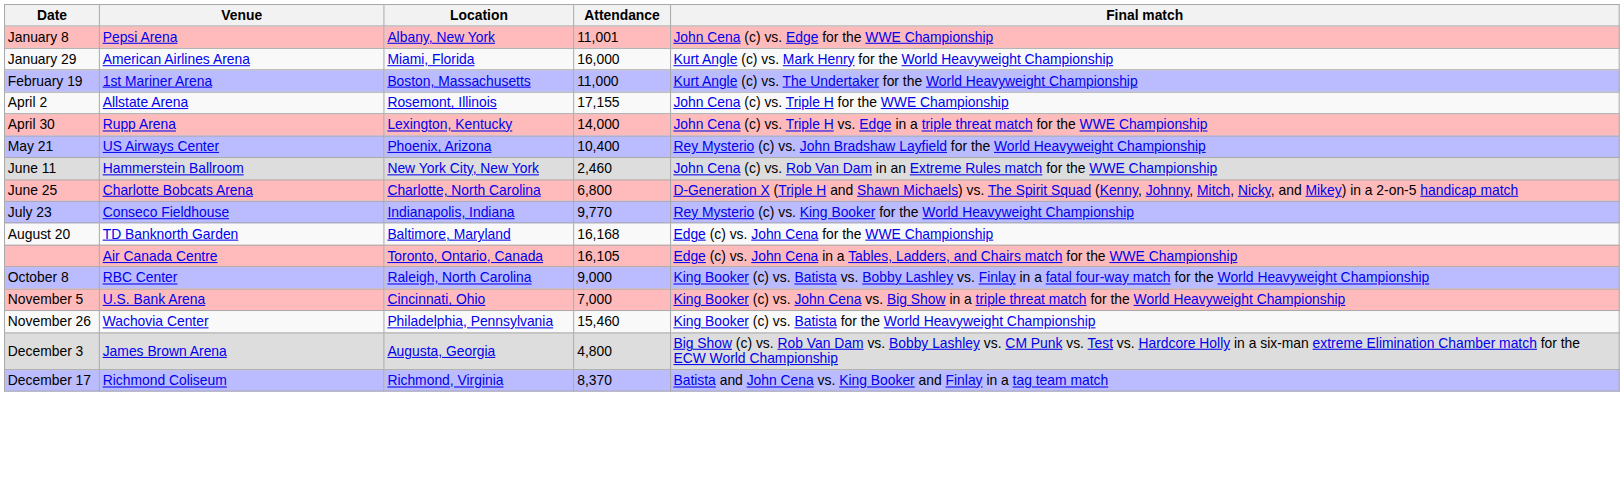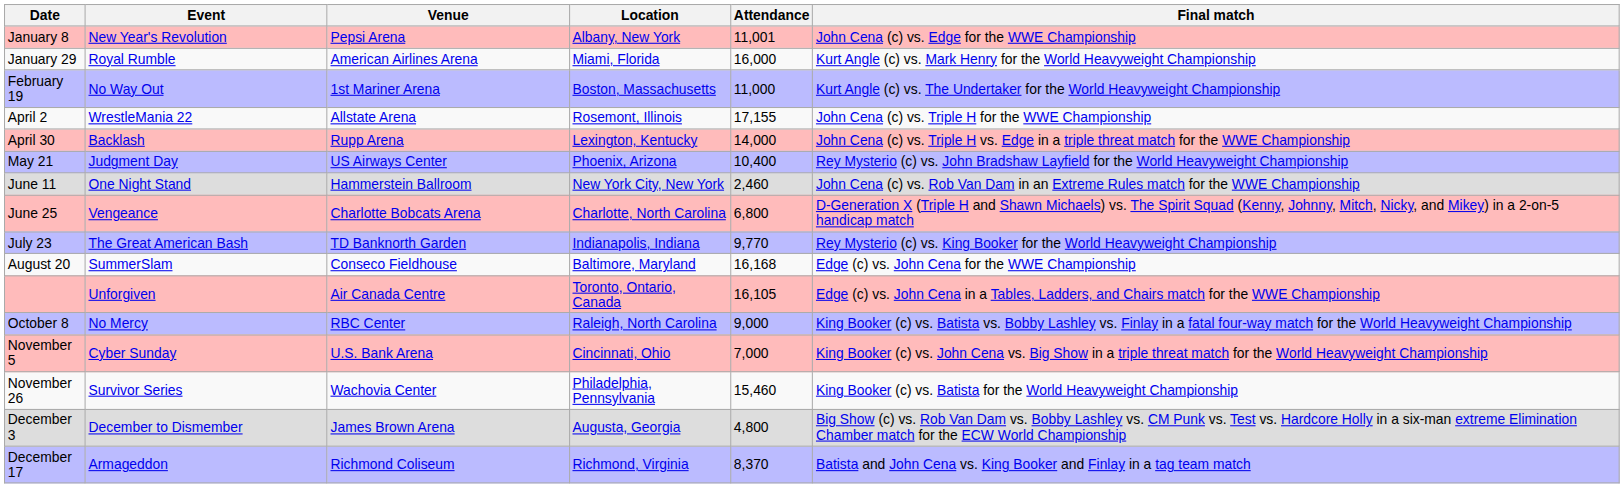+ column: (206, 15)
(166, 212) Conseco Fieldhouse -> (398, 242) TD Banknorth Garden
(171, 234) TD Banknorth Garden -> (394, 264) Conseco Fieldhouse
